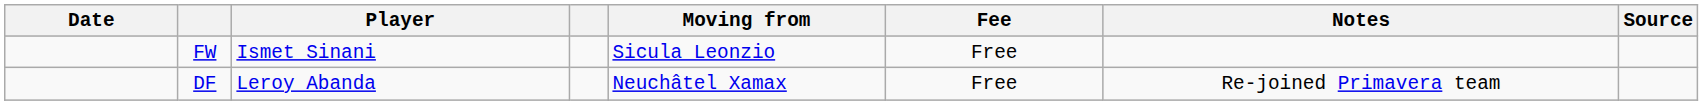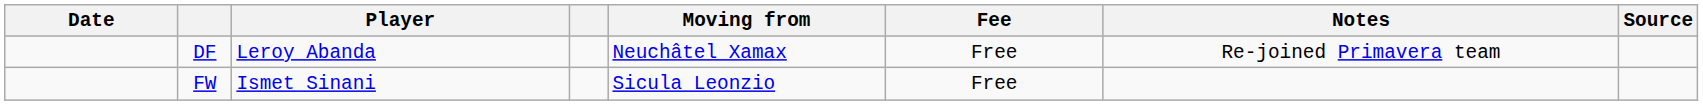rows swapped: (205, 52) <-> (205, 84)
